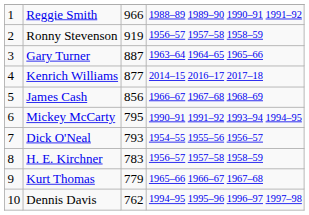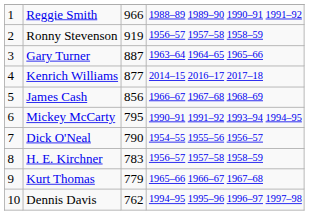(134, 138) 793 -> (134, 138) 790
